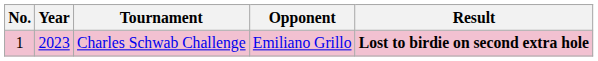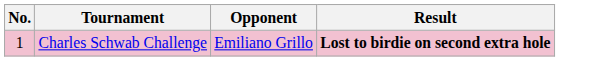- column: (54, 17)
